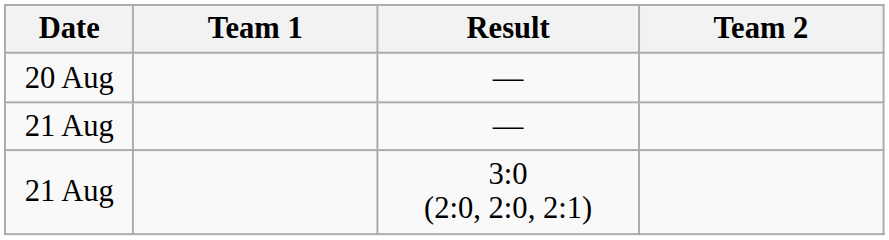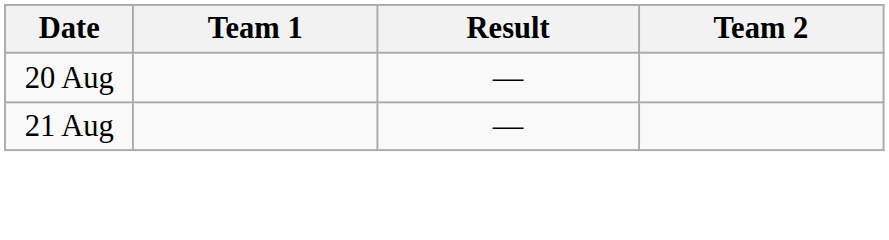- row: (69, 191)
